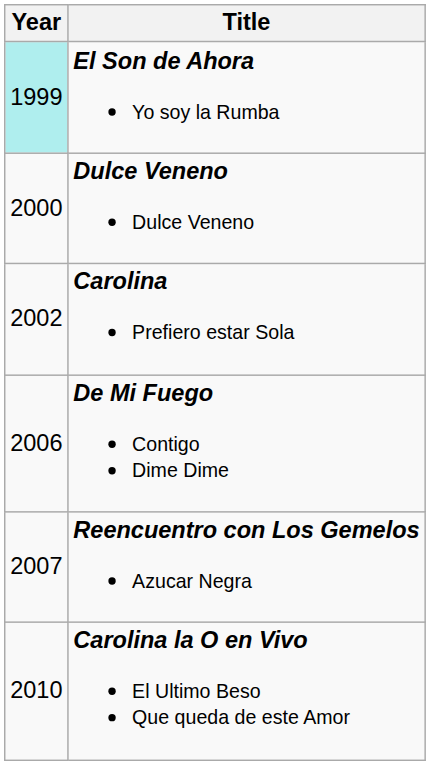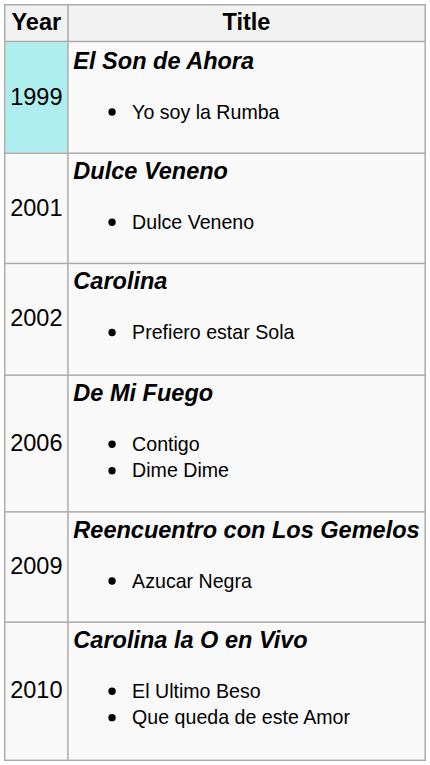(36, 208) 2000 -> (36, 208) 2001
(36, 566) 2007 -> (36, 566) 2009
